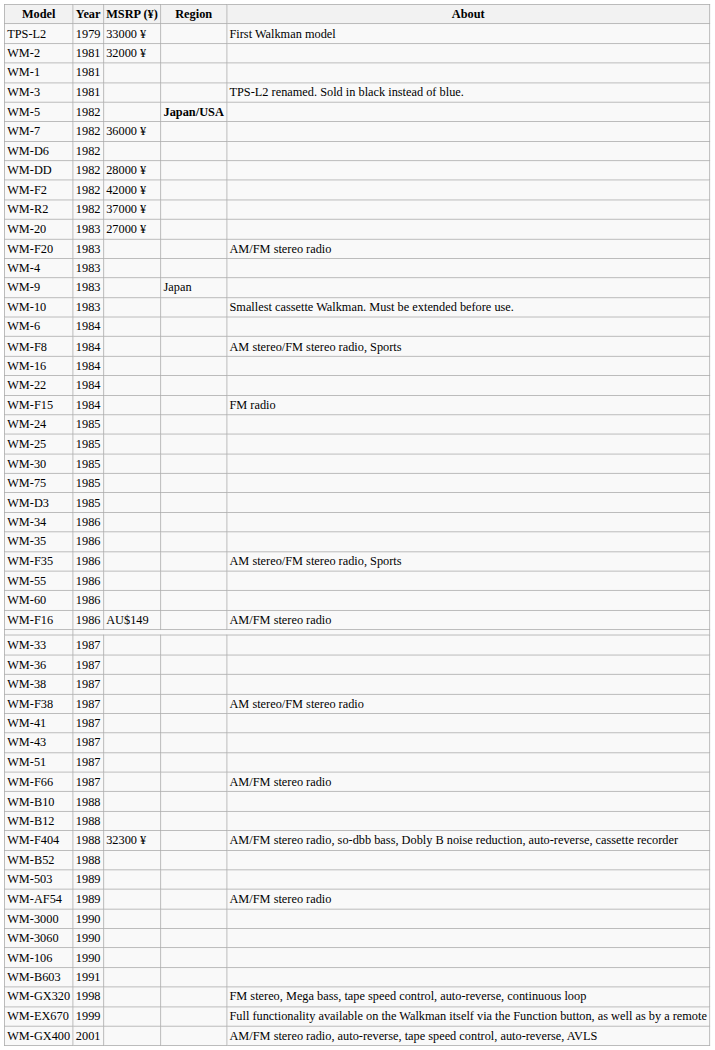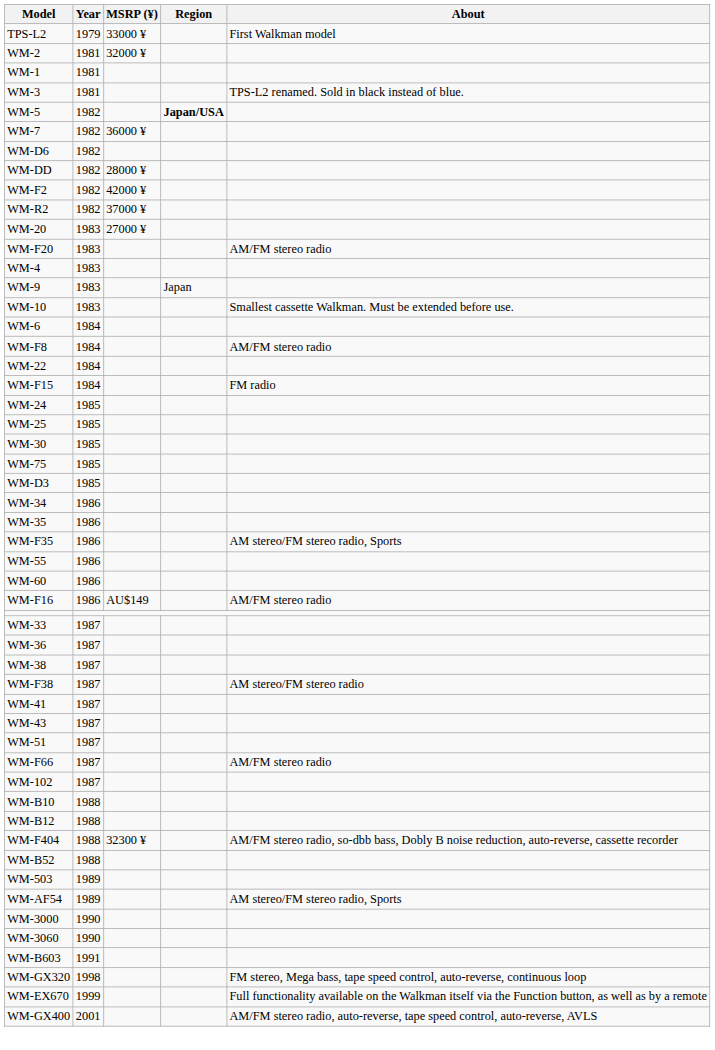(316, 346) AM stereo/FM stereo radio, Sports -> (280, 346) AM/FM stereo radio
- row: (27, 365)
+ row: (30, 781)
(280, 899) AM/FM stereo radio -> (316, 899) AM stereo/FM stereo radio, Sports
- row: (30, 957)
